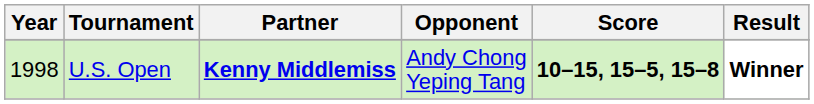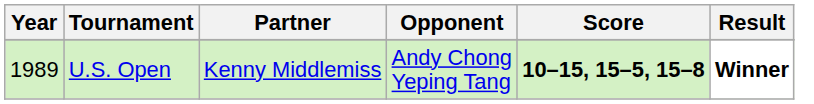(34, 69) 1998 -> (34, 69) 1989
(300, 69) bold -> (293, 69) normal
